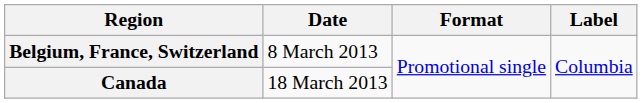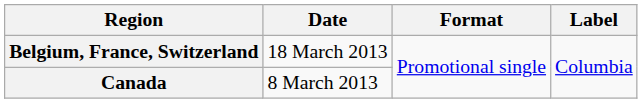(323, 51) 8 March 2013 -> (328, 51) 18 March 2013
(328, 82) 18 March 2013 -> (323, 82) 8 March 2013
